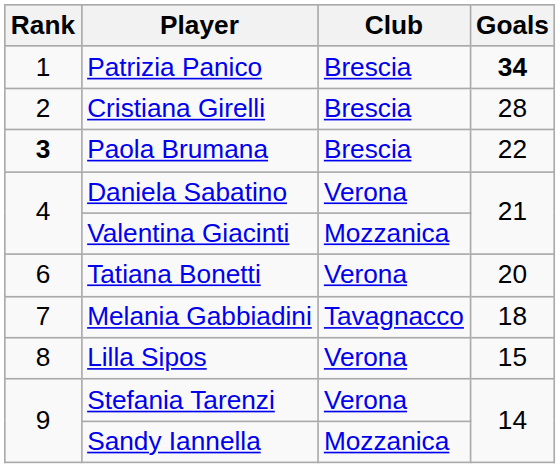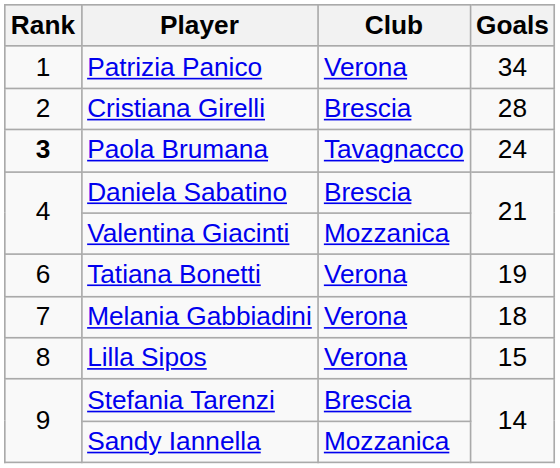(368, 66) Brescia -> (365, 66) Verona
(512, 66) bold -> (512, 66) normal
(368, 150) Brescia -> (394, 150) Tavagnacco
(512, 150) 22 -> (512, 150) 24
(365, 191) Verona -> (368, 191) Brescia
(512, 274) 20 -> (512, 274) 19
(394, 316) Tavagnacco -> (365, 316) Verona
(365, 399) Verona -> (368, 399) Brescia
